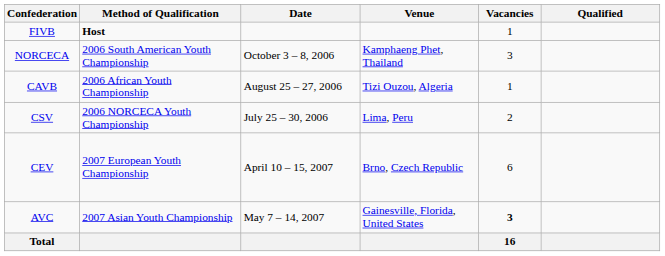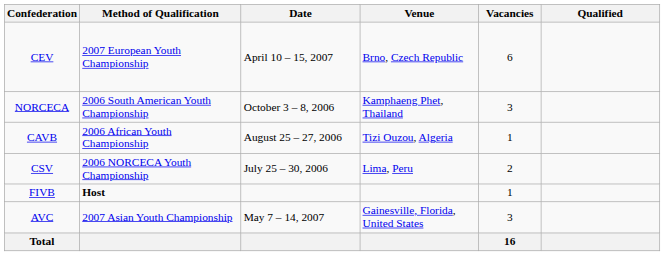rows swapped: (42, 31) <-> (42, 167)
(510, 217) bold -> (510, 217) normal
